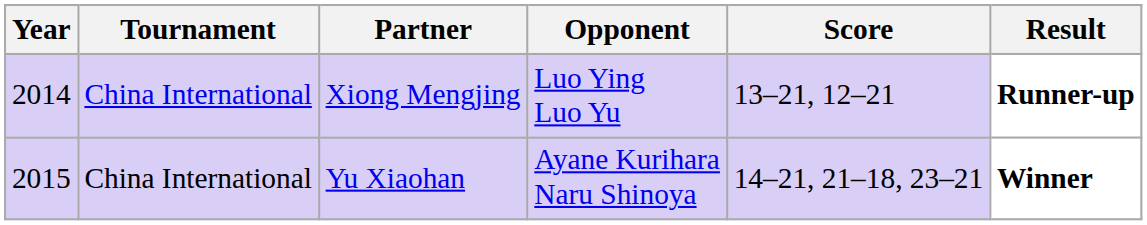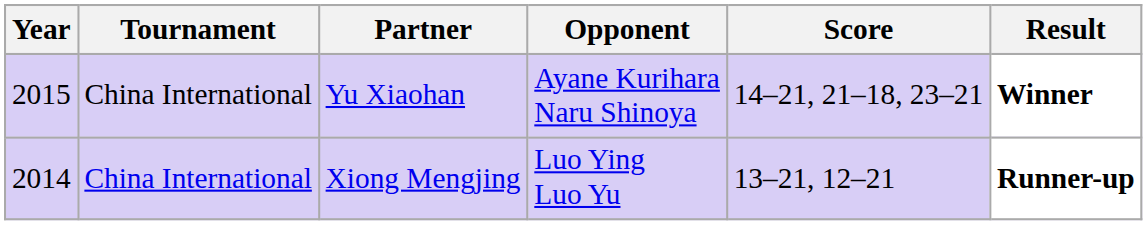rows swapped: (423, 94) <-> (395, 178)
